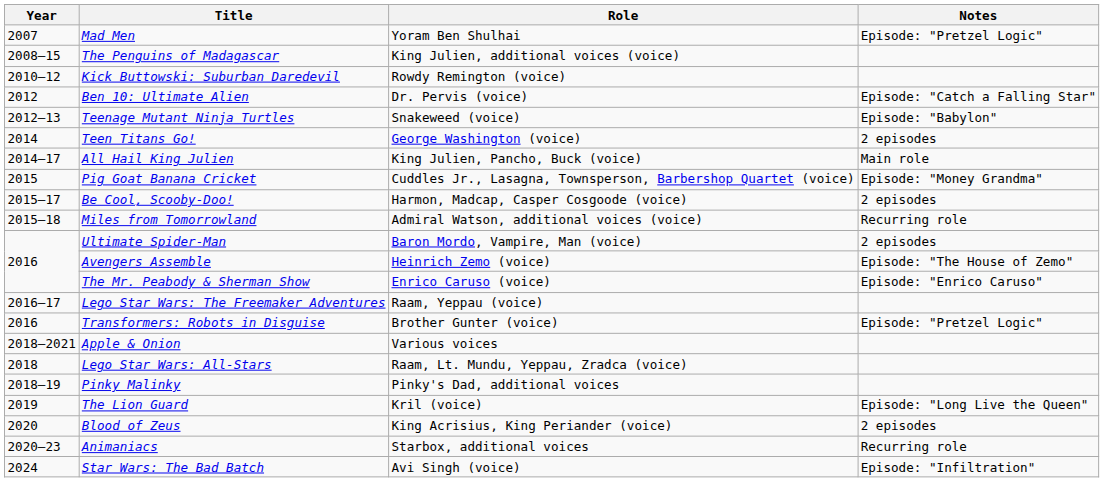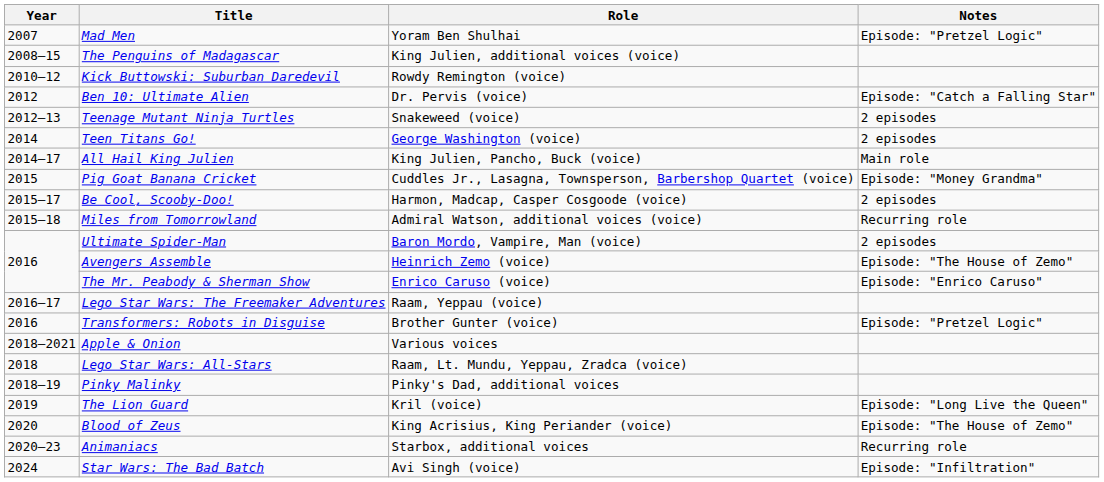(929, 118) Episode: "Babylon" -> (899, 118) 2 episodes
(899, 426) 2 episodes -> (967, 426) Episode: "The House of Zemo"
